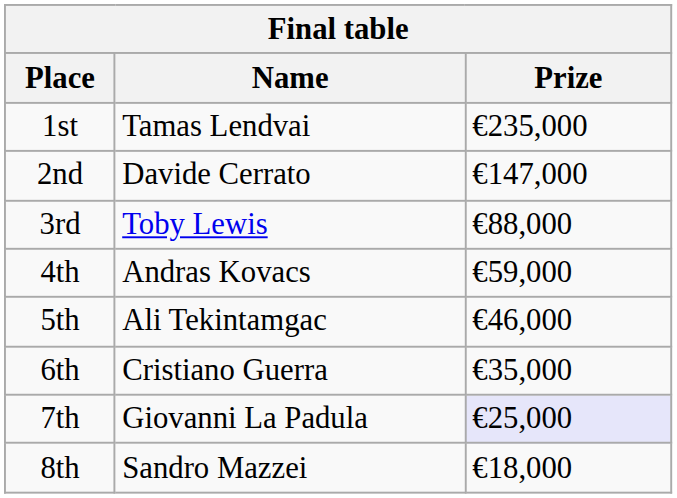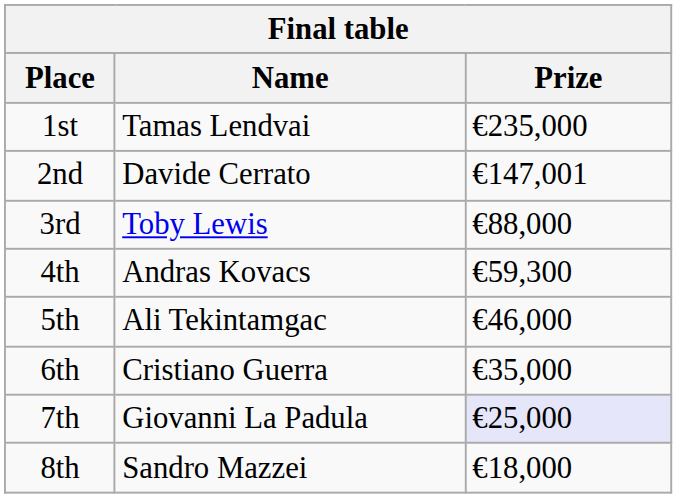(530, 175) €147,000 -> (530, 175) €147,001
(522, 272) €59,000 -> (522, 272) €59,300
